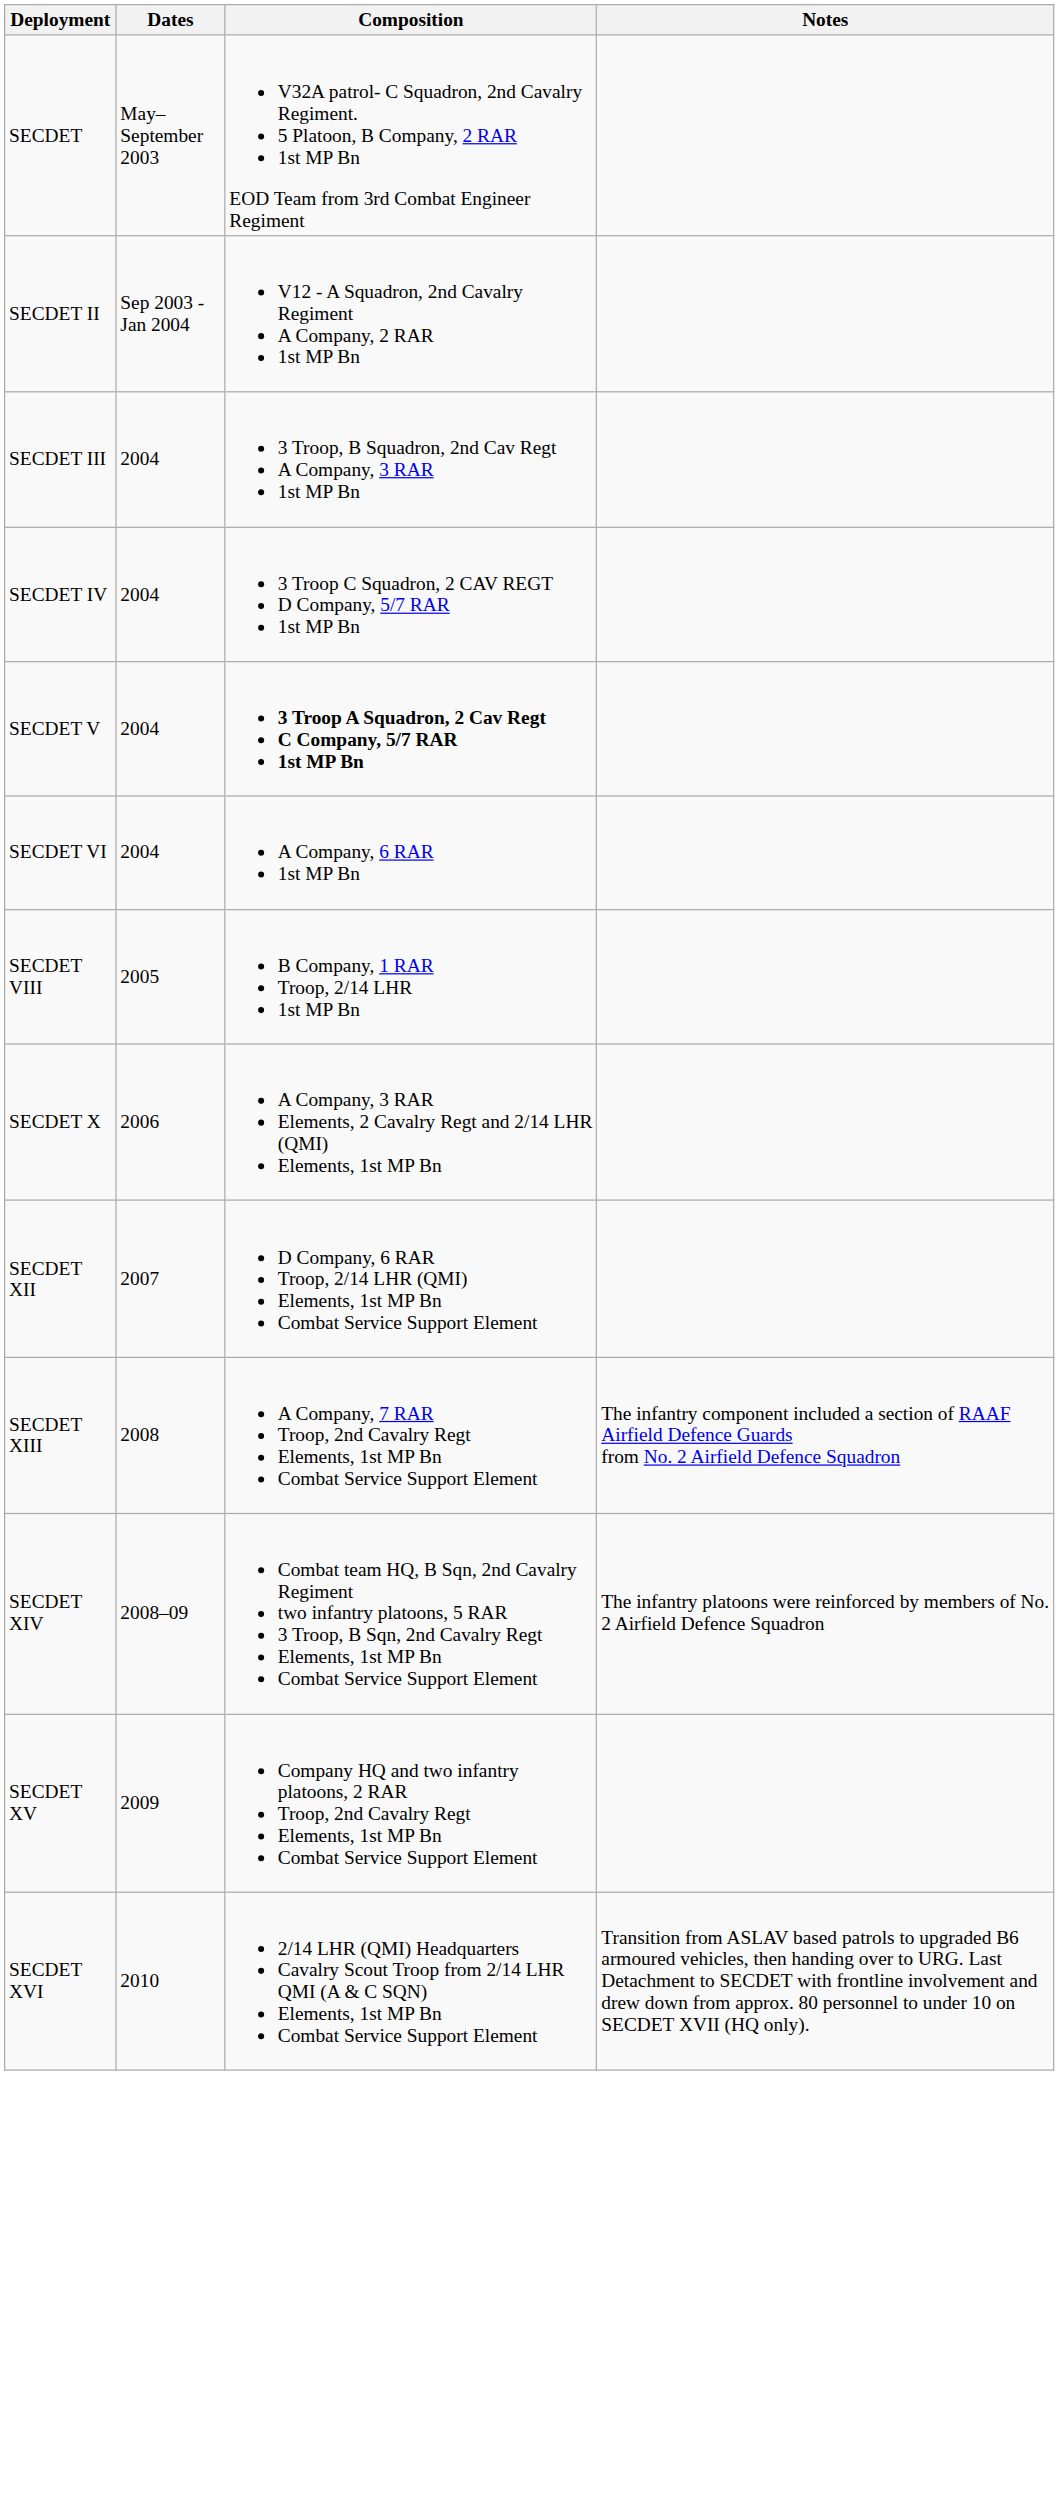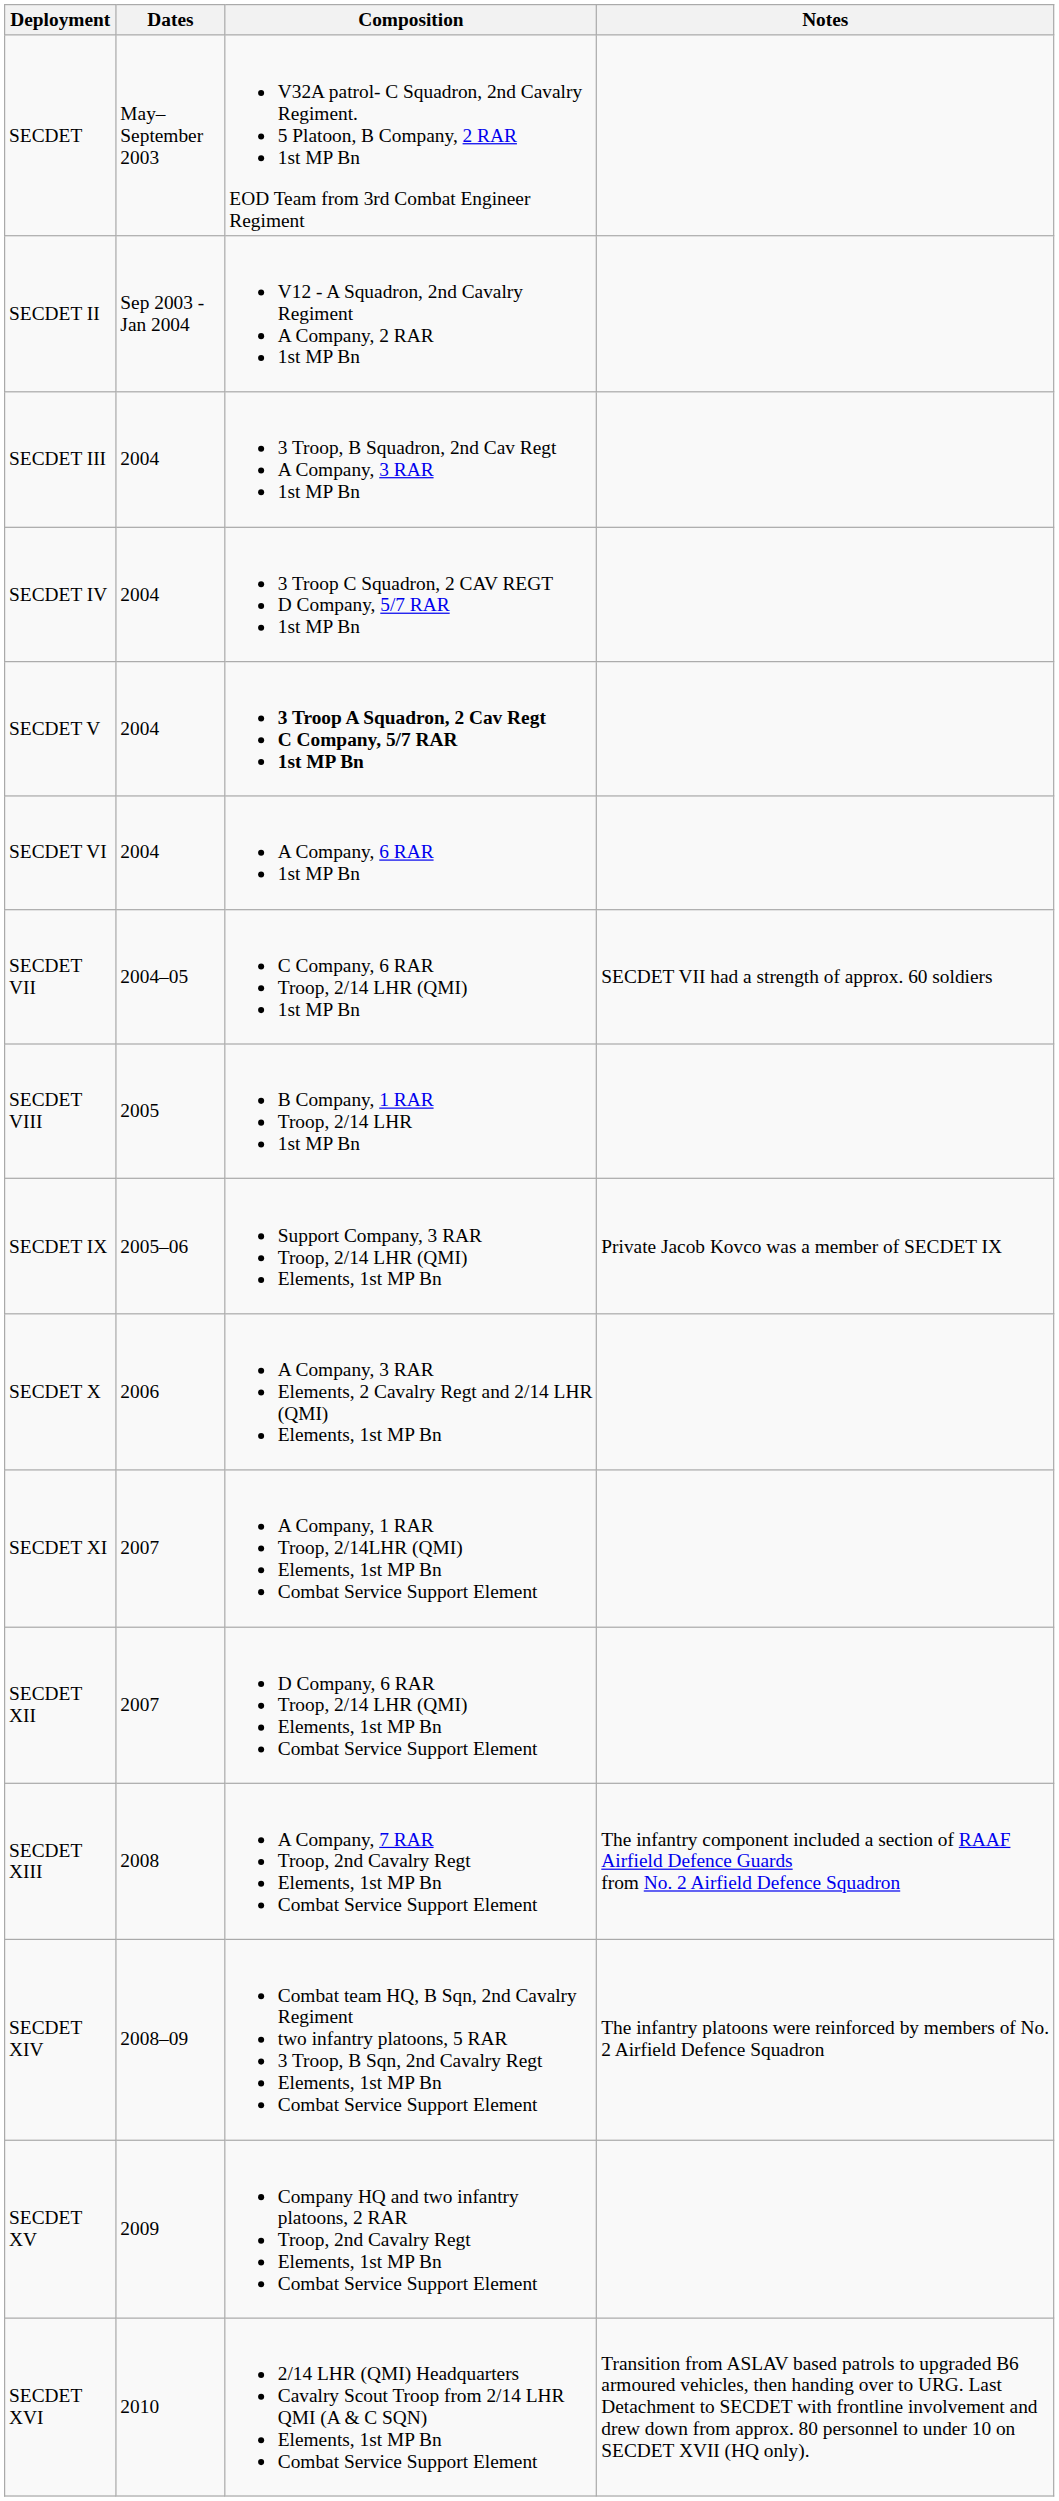+ row: (46, 976)
+ row: (58, 1246)
+ row: (58, 1548)
